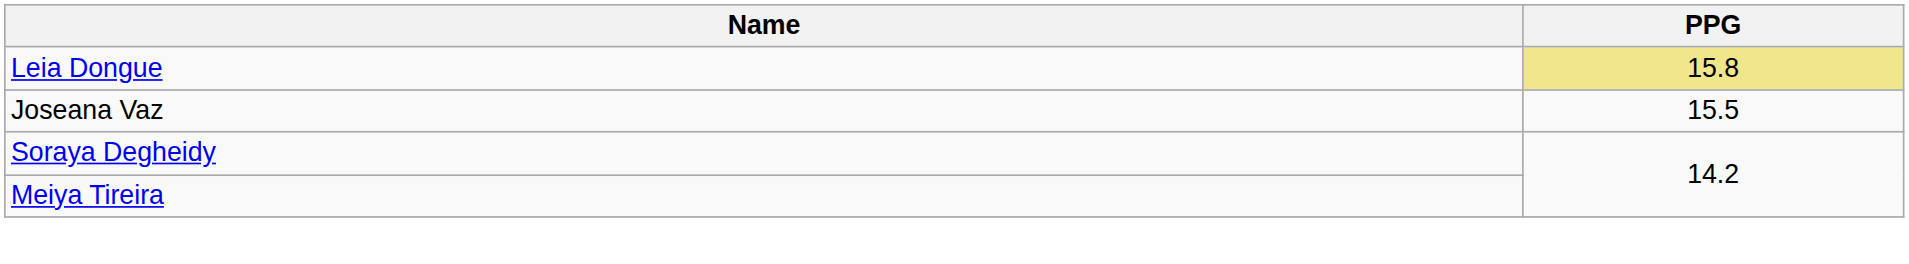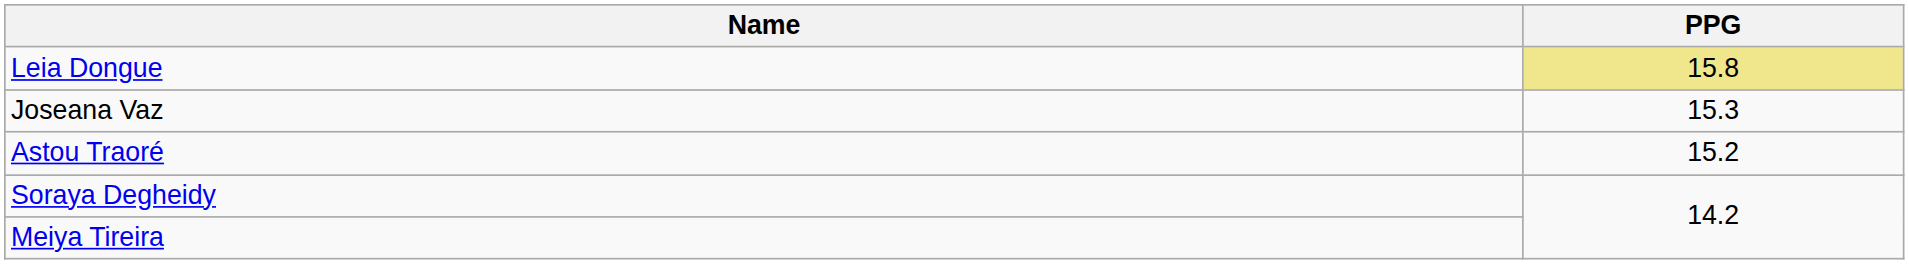(1713, 110) 15.5 -> (1713, 110) 15.3
+ row: (87, 152)
